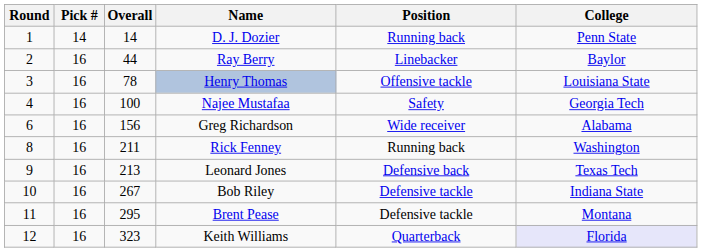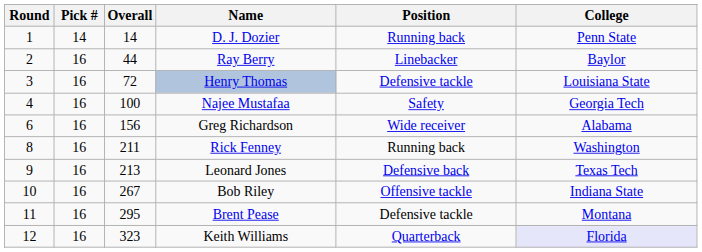(130, 81) 78 -> (130, 81) 72
(426, 81) Offensive tackle -> (426, 81) Defensive tackle
(426, 192) Defensive tackle -> (426, 192) Offensive tackle
